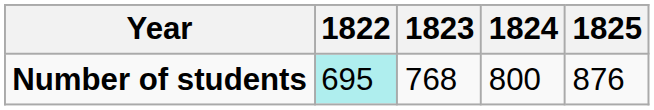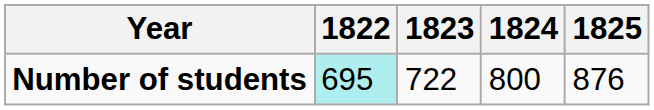(431, 78) 768 -> (431, 78) 722
